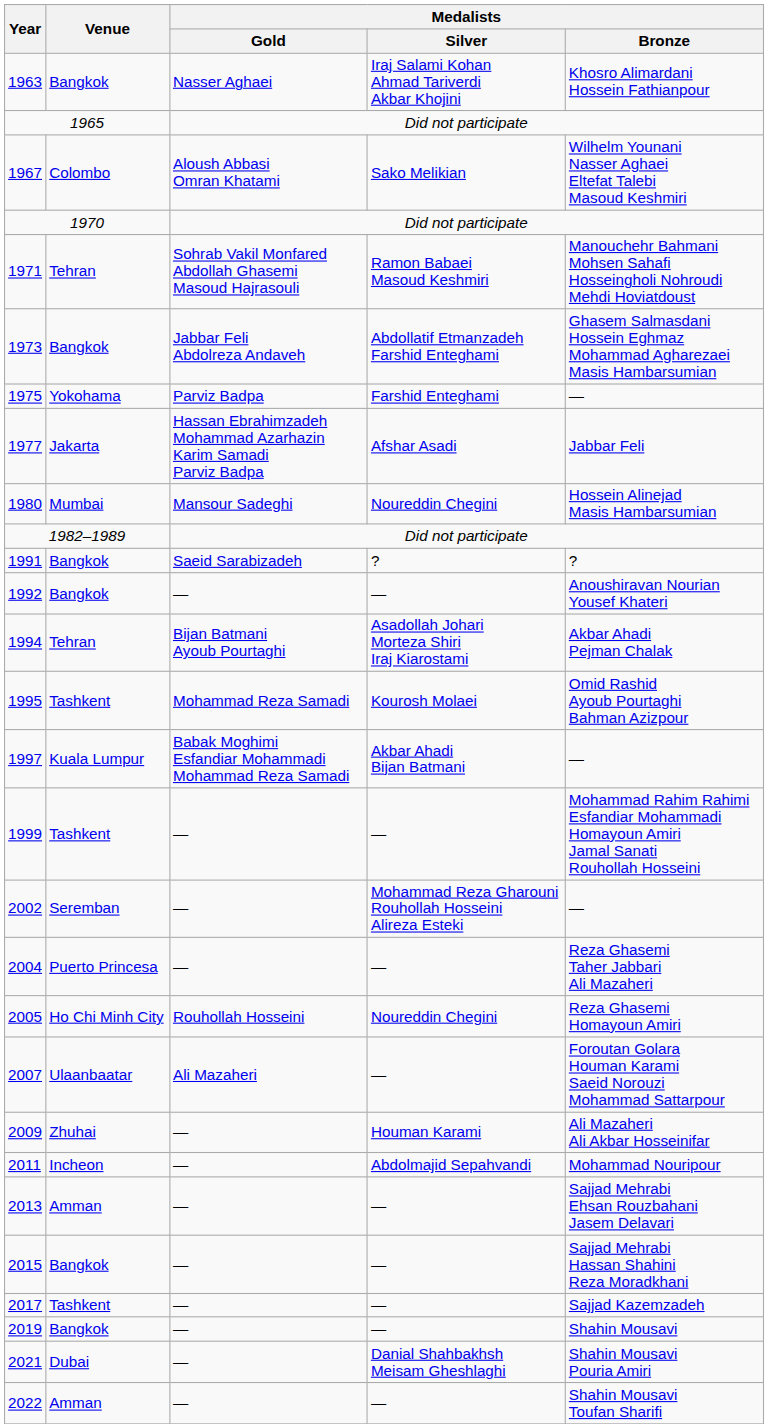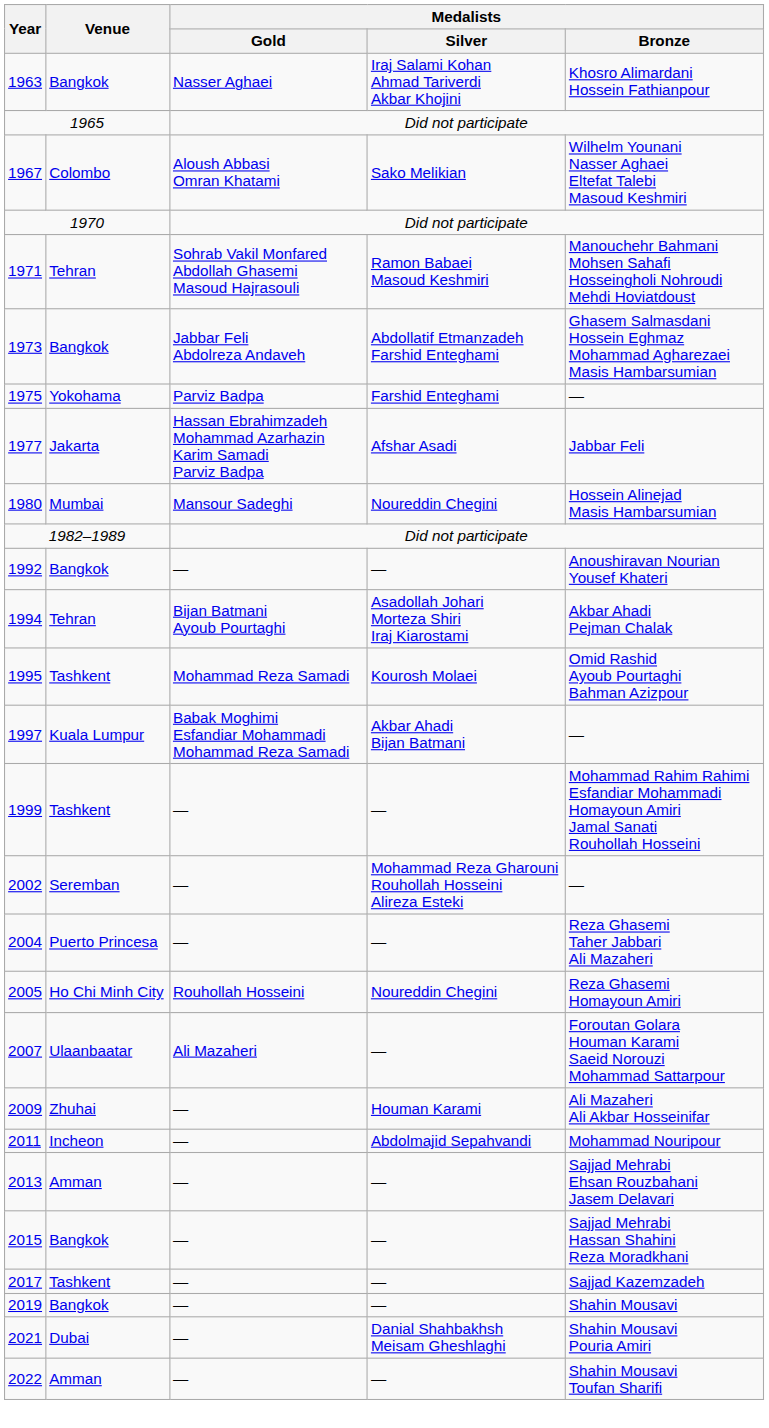- row: (25, 561)
